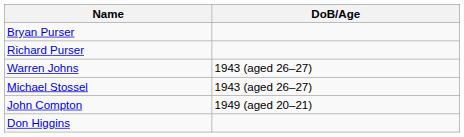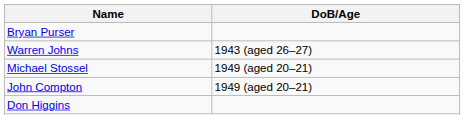- row: (46, 50)
(263, 87) 1943 (aged 26–27) -> (263, 69) 1949 (aged 20–21)
